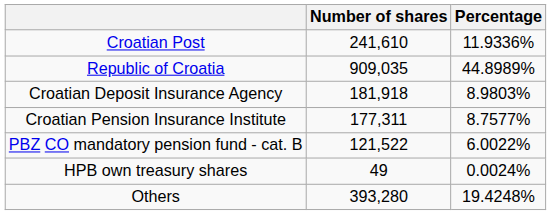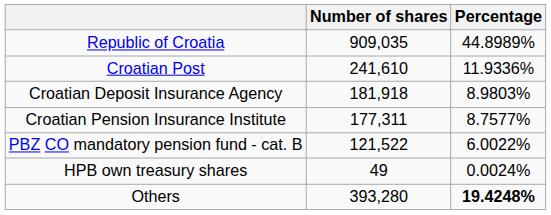rows swapped: (156, 68) <-> (156, 42)
(498, 196) normal -> (498, 196) bold
